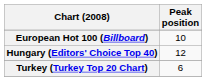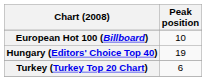(181, 53) 12 -> (181, 53) 19
